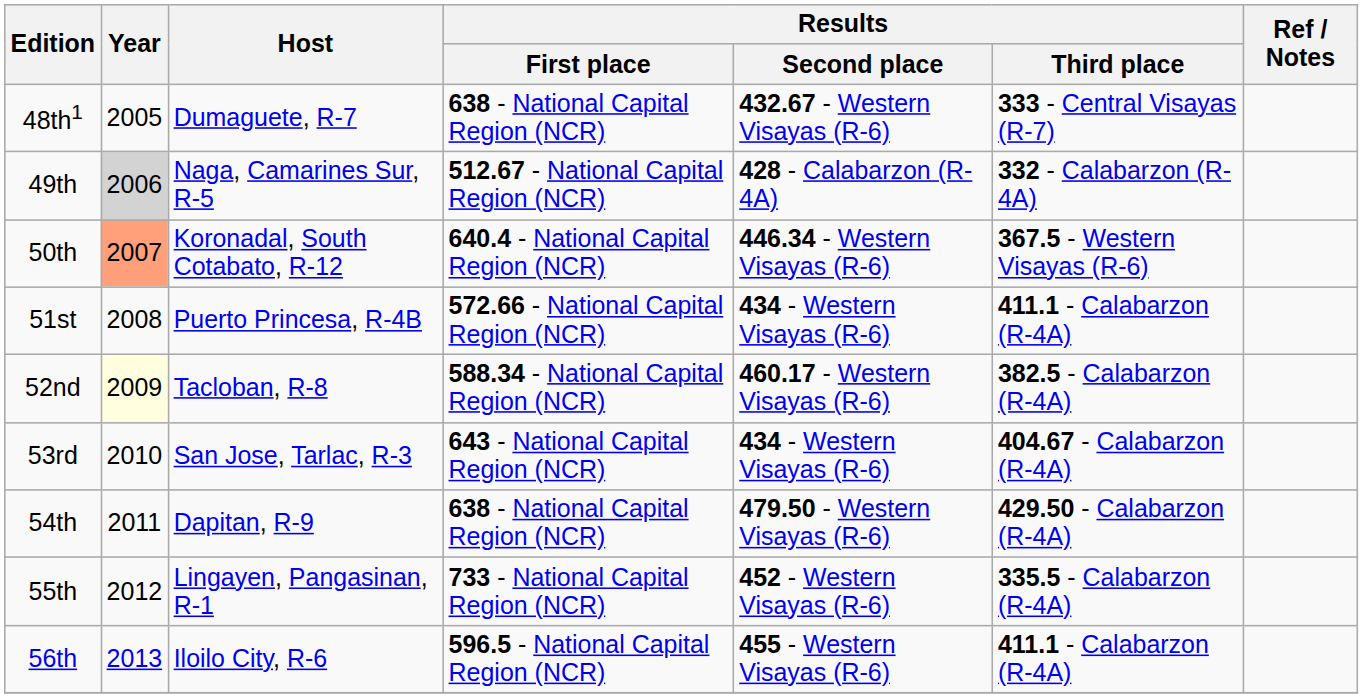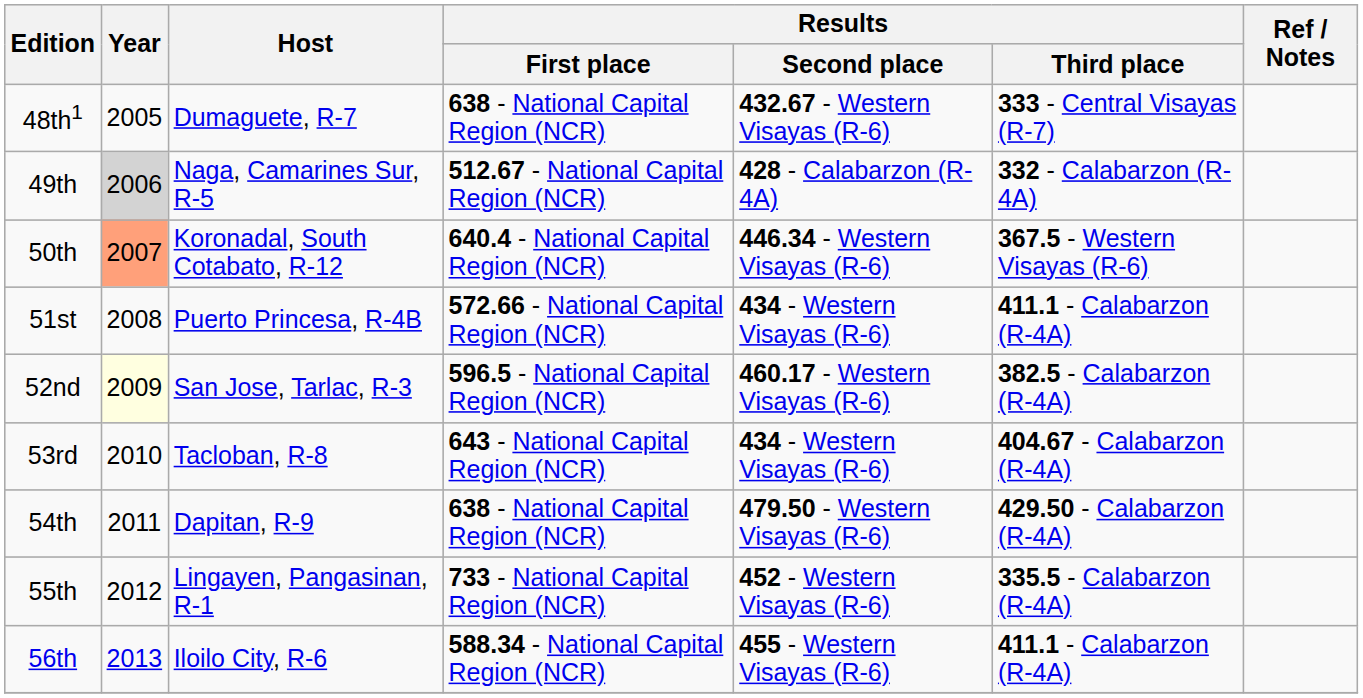(251, 388) Tacloban, R-8 -> (293, 388) San Jose, Tarlac, R-3
(586, 388) 588.34 - National Capital Region (NCR) -> (579, 388) 596.5 - National Capital Region (NCR)
(293, 455) San Jose, Tarlac, R-3 -> (251, 455) Tacloban, R-8
(579, 658) 596.5 - National Capital Region (NCR) -> (586, 658) 588.34 - National Capital Region (NCR)
